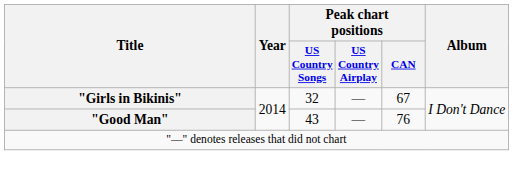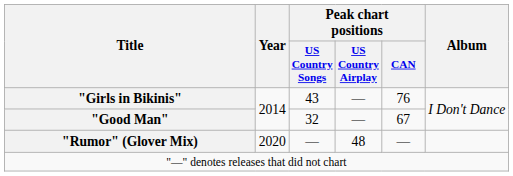(312, 98) 32 -> (312, 98) 43
(403, 98) 67 -> (403, 98) 76
(312, 119) 43 -> (312, 119) 32
(403, 119) 76 -> (403, 119) 67
+ row: (130, 141)
